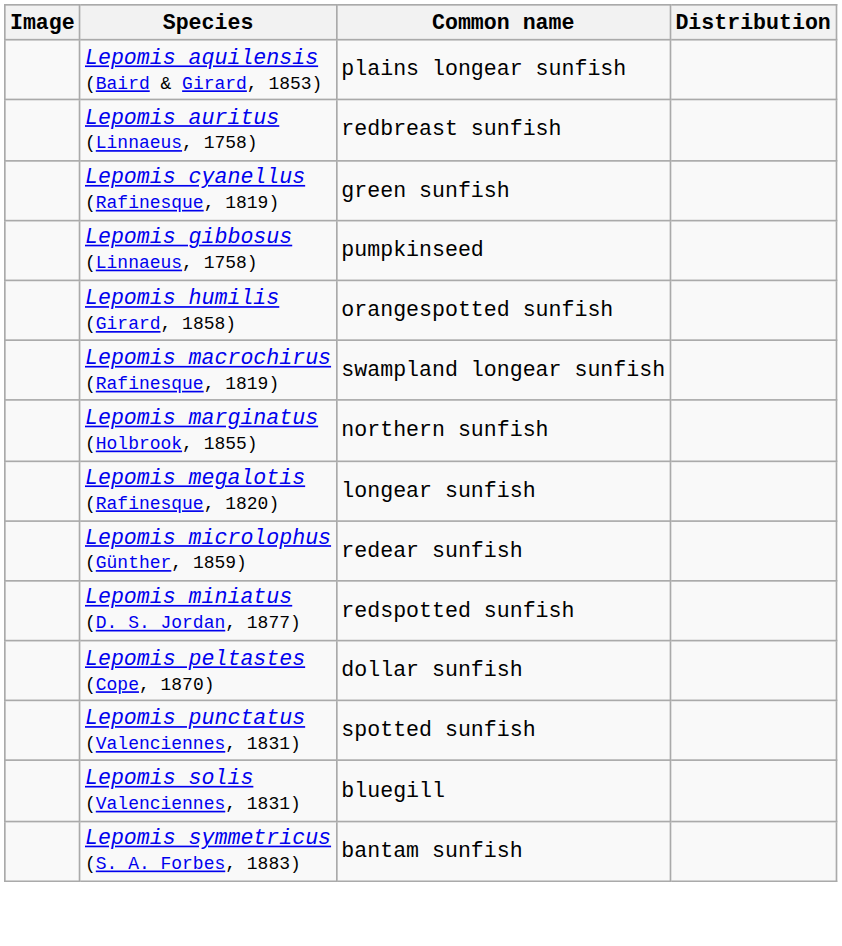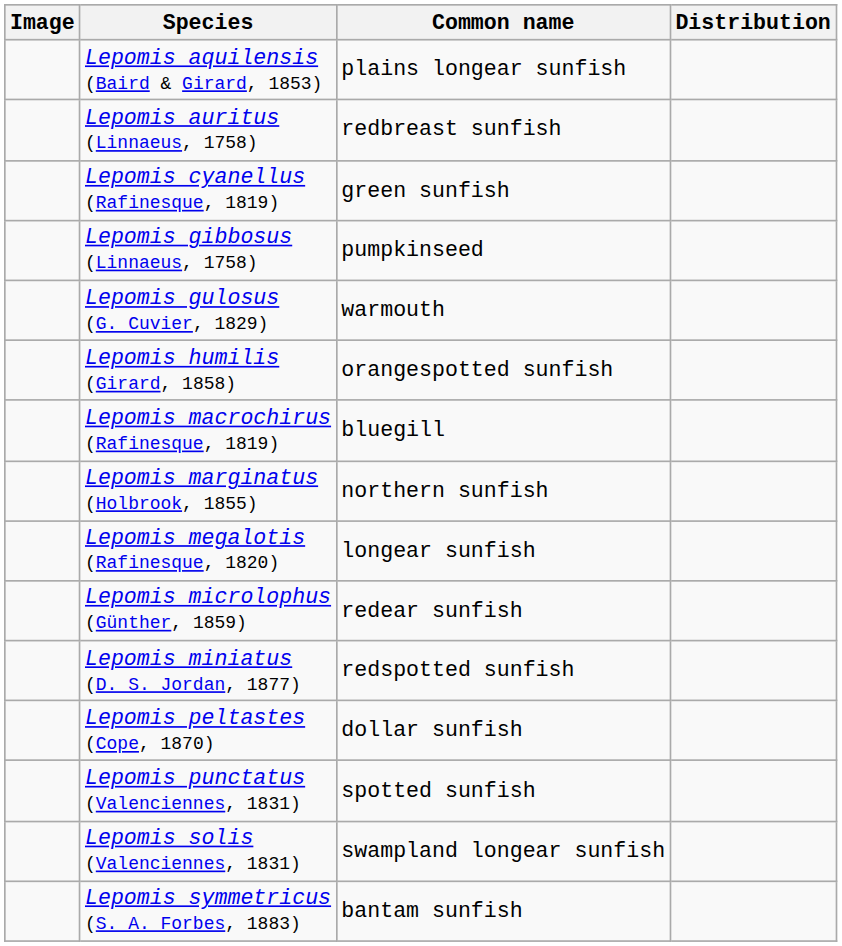+ row: (182, 309)
(503, 370) swampland longear sunfish -> (393, 430) bluegill
(393, 791) bluegill -> (503, 851) swampland longear sunfish
